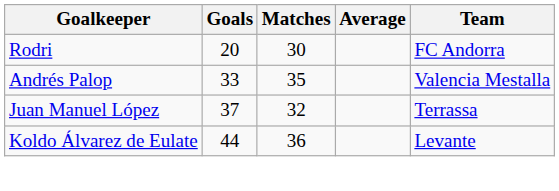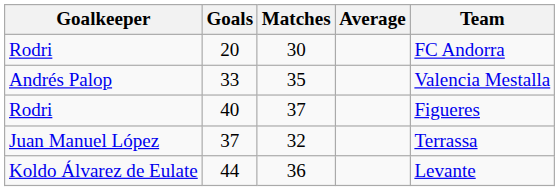+ row: (230, 110)
